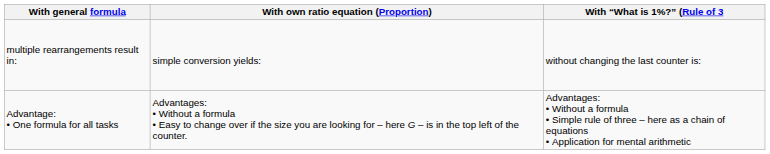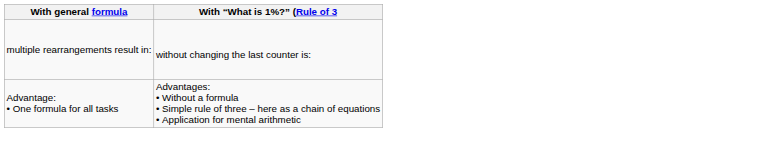- column: (347, 12)
